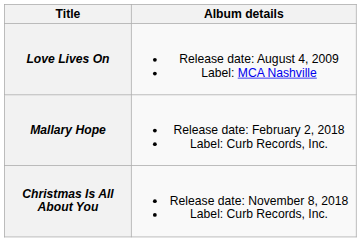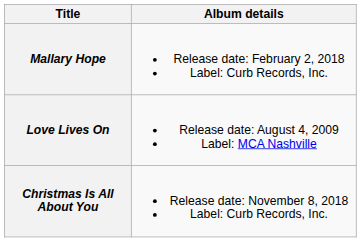rows swapped: (68, 59) <-> (68, 130)
